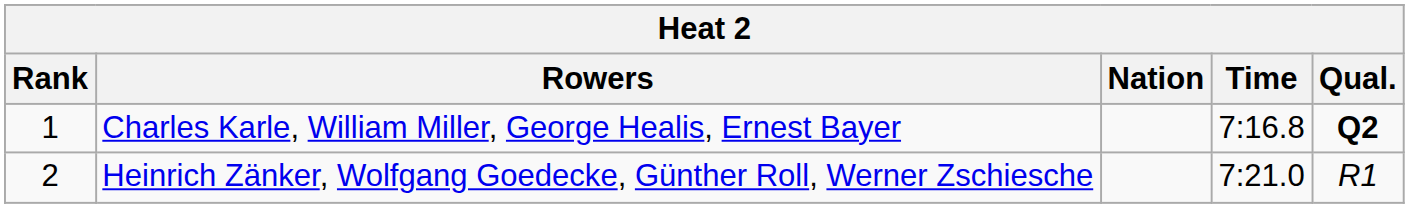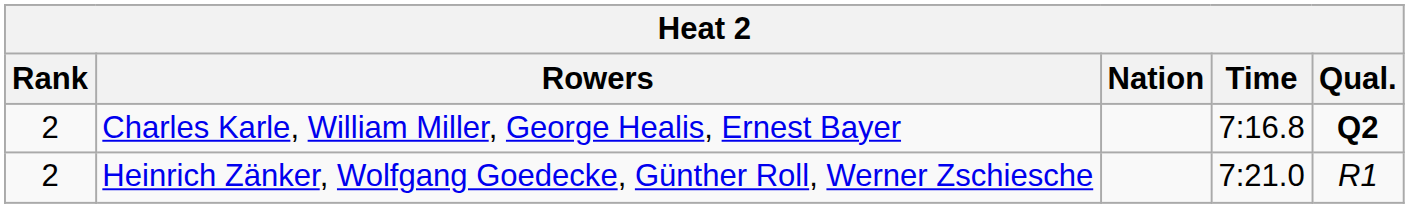(50, 127) 1 -> (50, 127) 2
